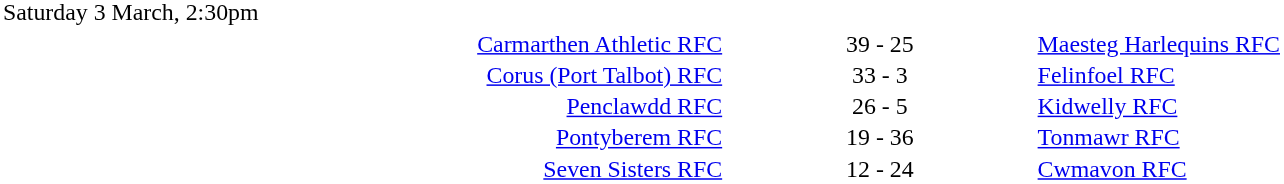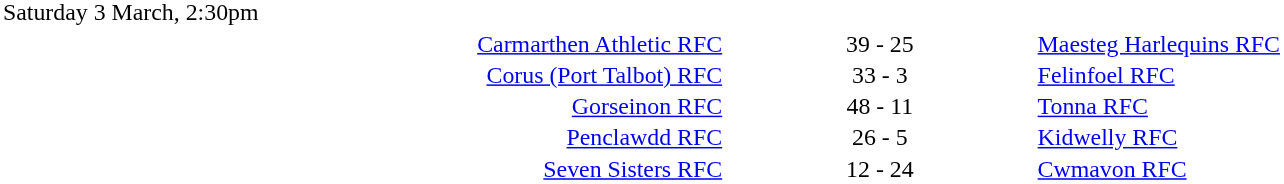+ row: (647, 106)
- row: (639, 137)
